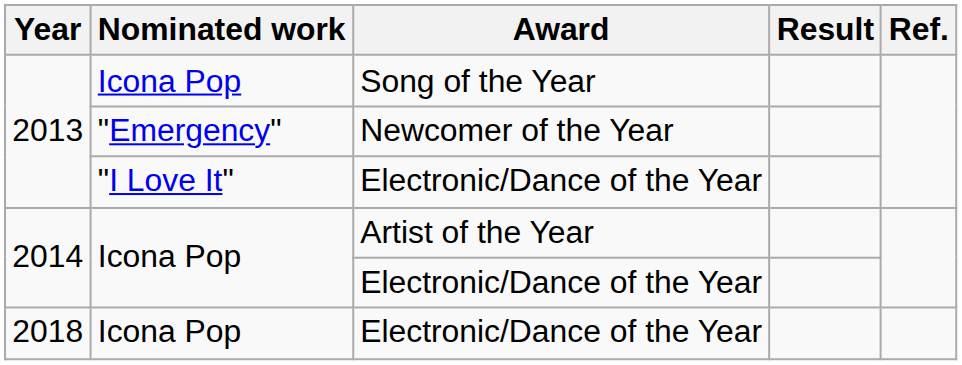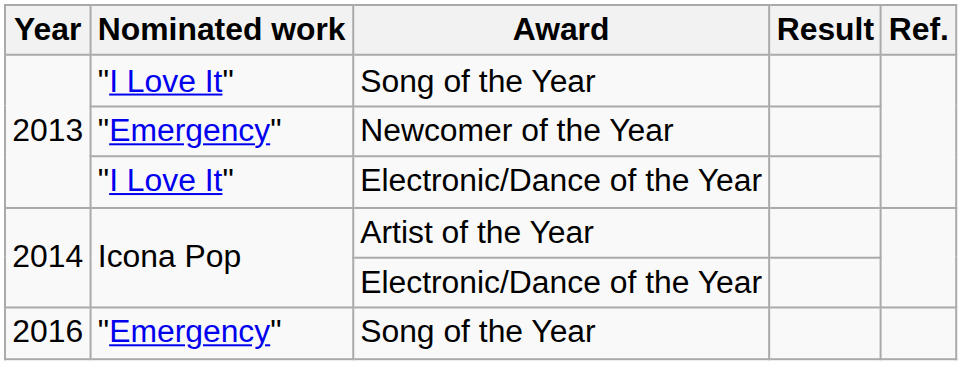(170, 80) Icona Pop -> (166, 80) "I Love It"
+ row: (48, 332)
- row: (48, 332)
